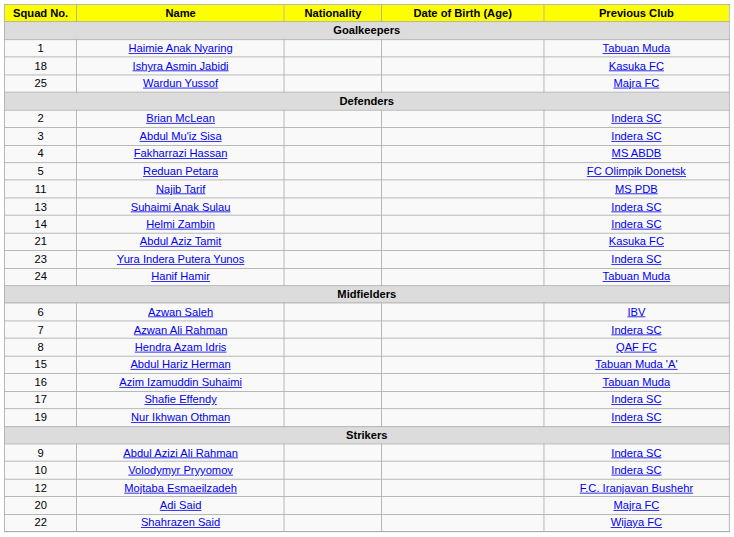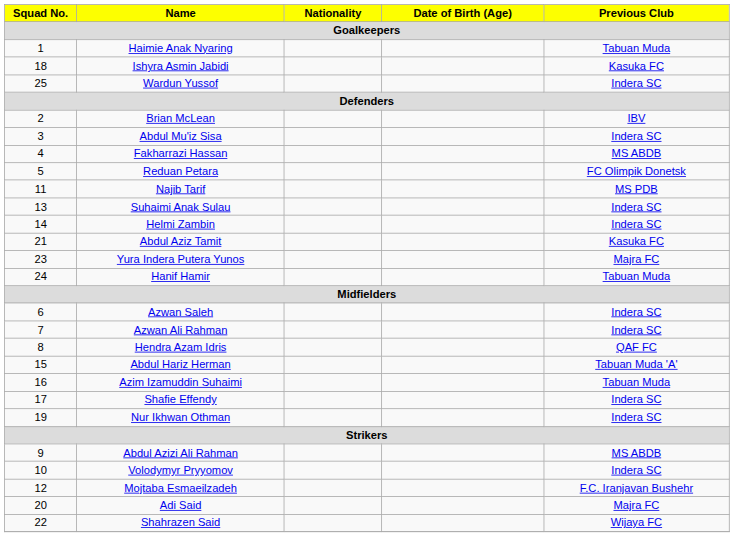(636, 83) Majra FC -> (636, 83) Indera SC
(636, 118) Indera SC -> (636, 118) IBV
(636, 259) Indera SC -> (636, 259) Majra FC
(636, 312) IBV -> (636, 312) Indera SC
(636, 452) Indera SC -> (636, 452) MS ABDB
